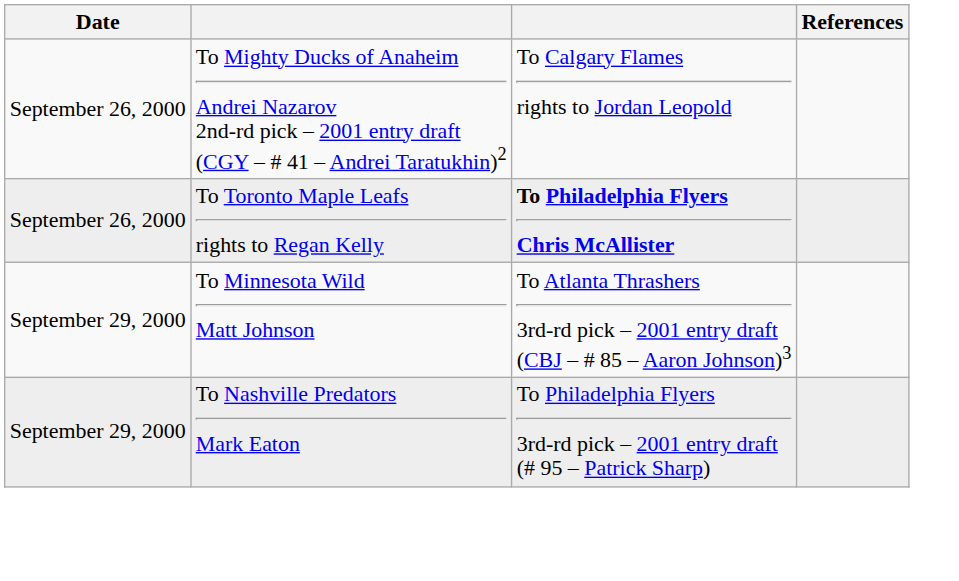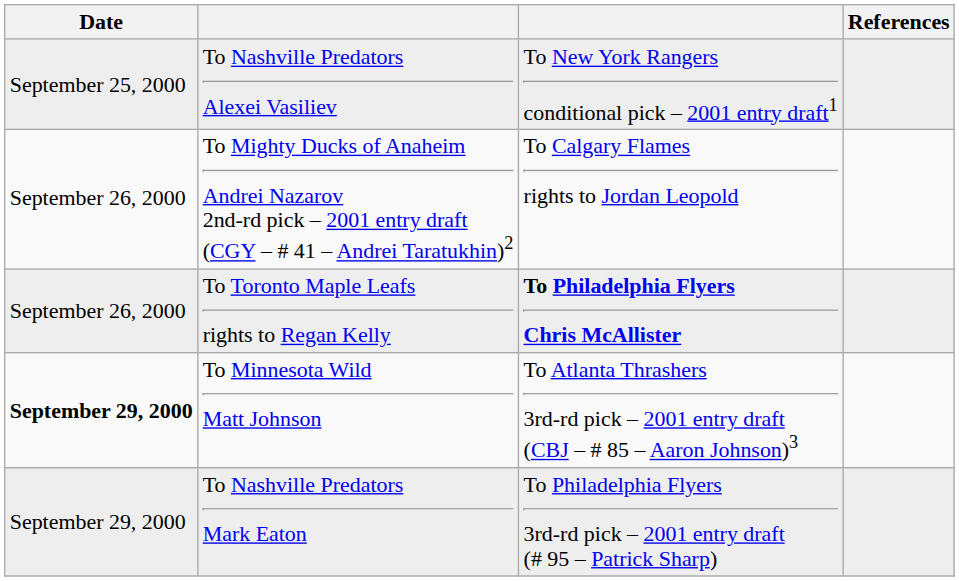+ row: (358, 81)
(98, 320) normal -> (101, 410) bold
